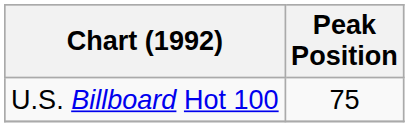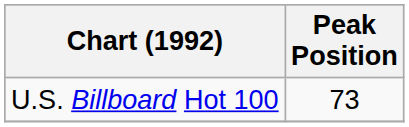(344, 99) 75 -> (344, 99) 73
